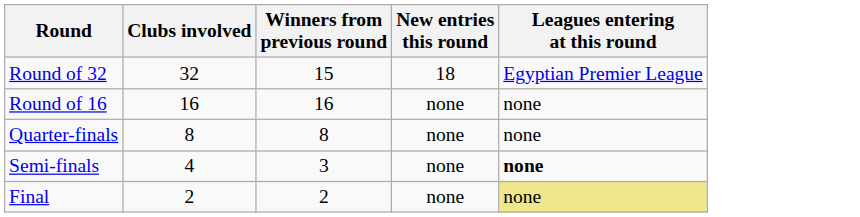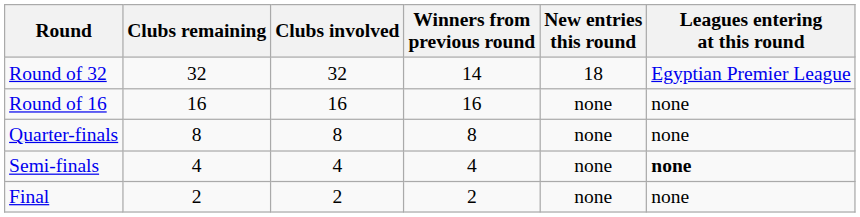+ column: (197, 30)
(324, 72) 15 -> (472, 72) 14
(324, 165) 3 -> (472, 165) 4
(522, 196) khaki background -> (670, 196) no background
